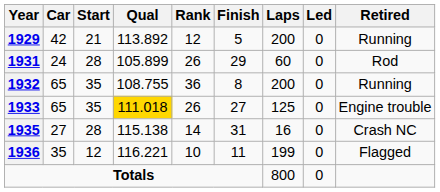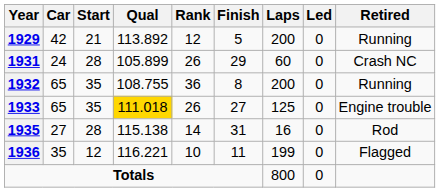(385, 61) Rod -> (385, 61) Crash NC
(385, 130) Crash NC -> (385, 130) Rod
